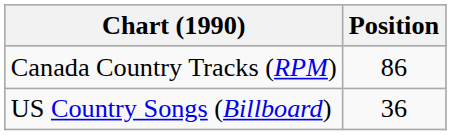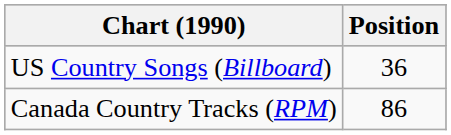rows swapped: (174, 66) <-> (171, 108)
